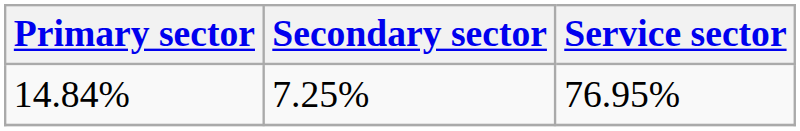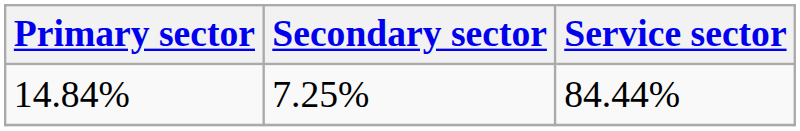(622, 93) 76.95% -> (622, 93) 84.44%
